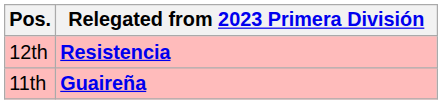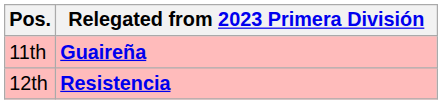rows swapped: (28, 83) <-> (28, 51)
